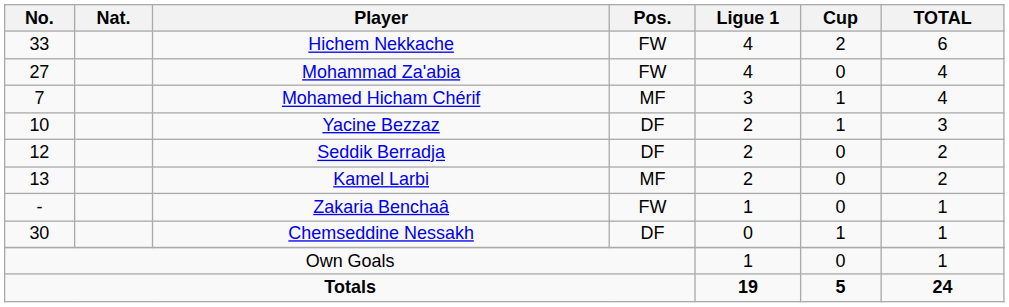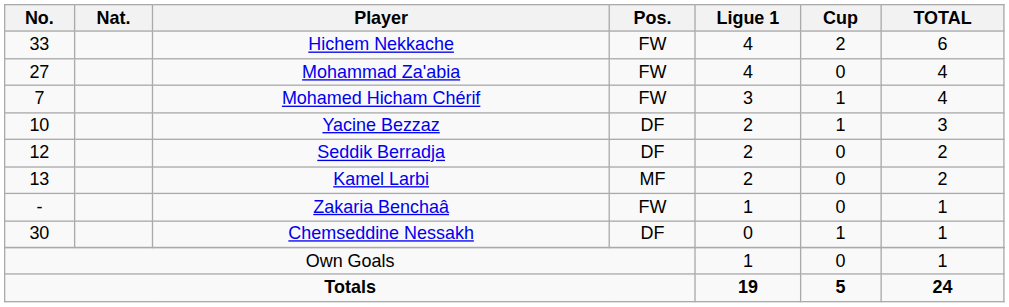(653, 98) MF -> (653, 98) FW
